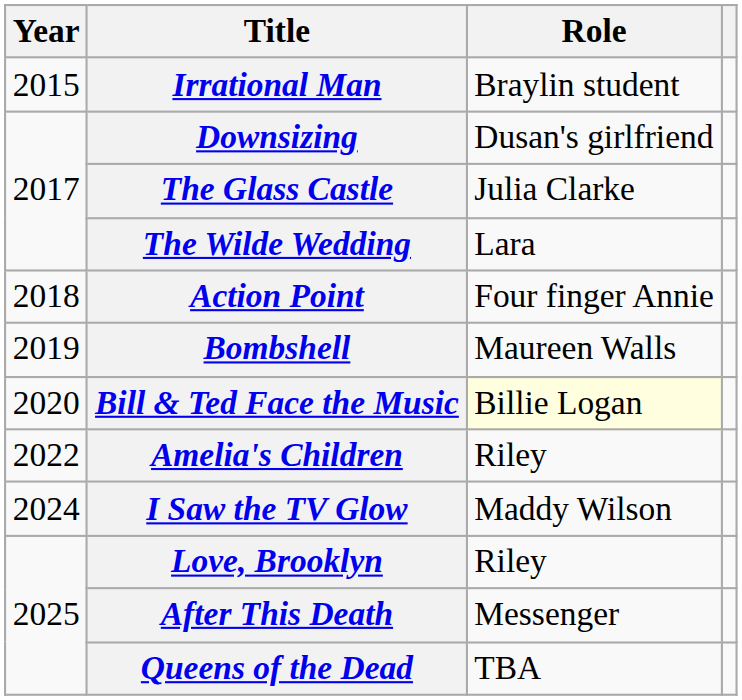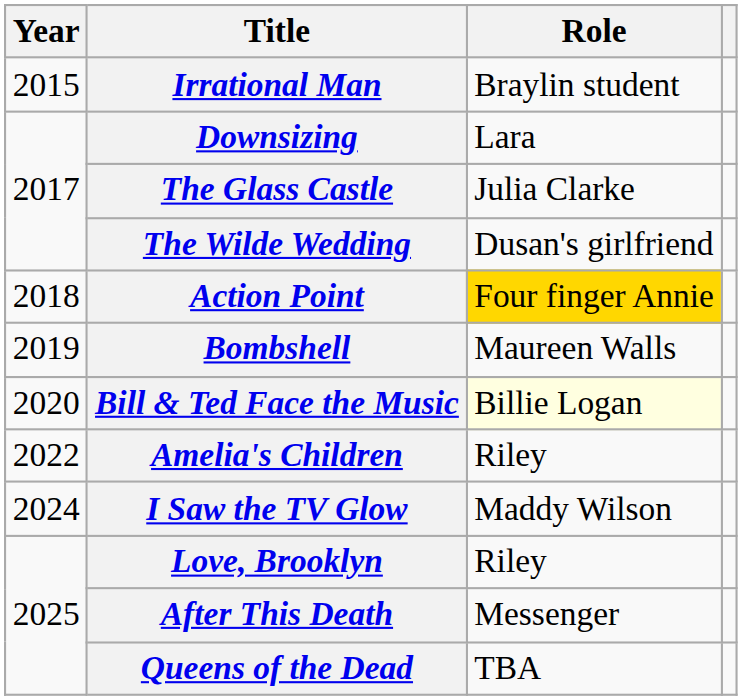(594, 137) Dusan's girlfriend -> (505, 137) Lara
(505, 243) Lara -> (594, 243) Dusan's girlfriend
(594, 296) no background -> (594, 296) gold background
